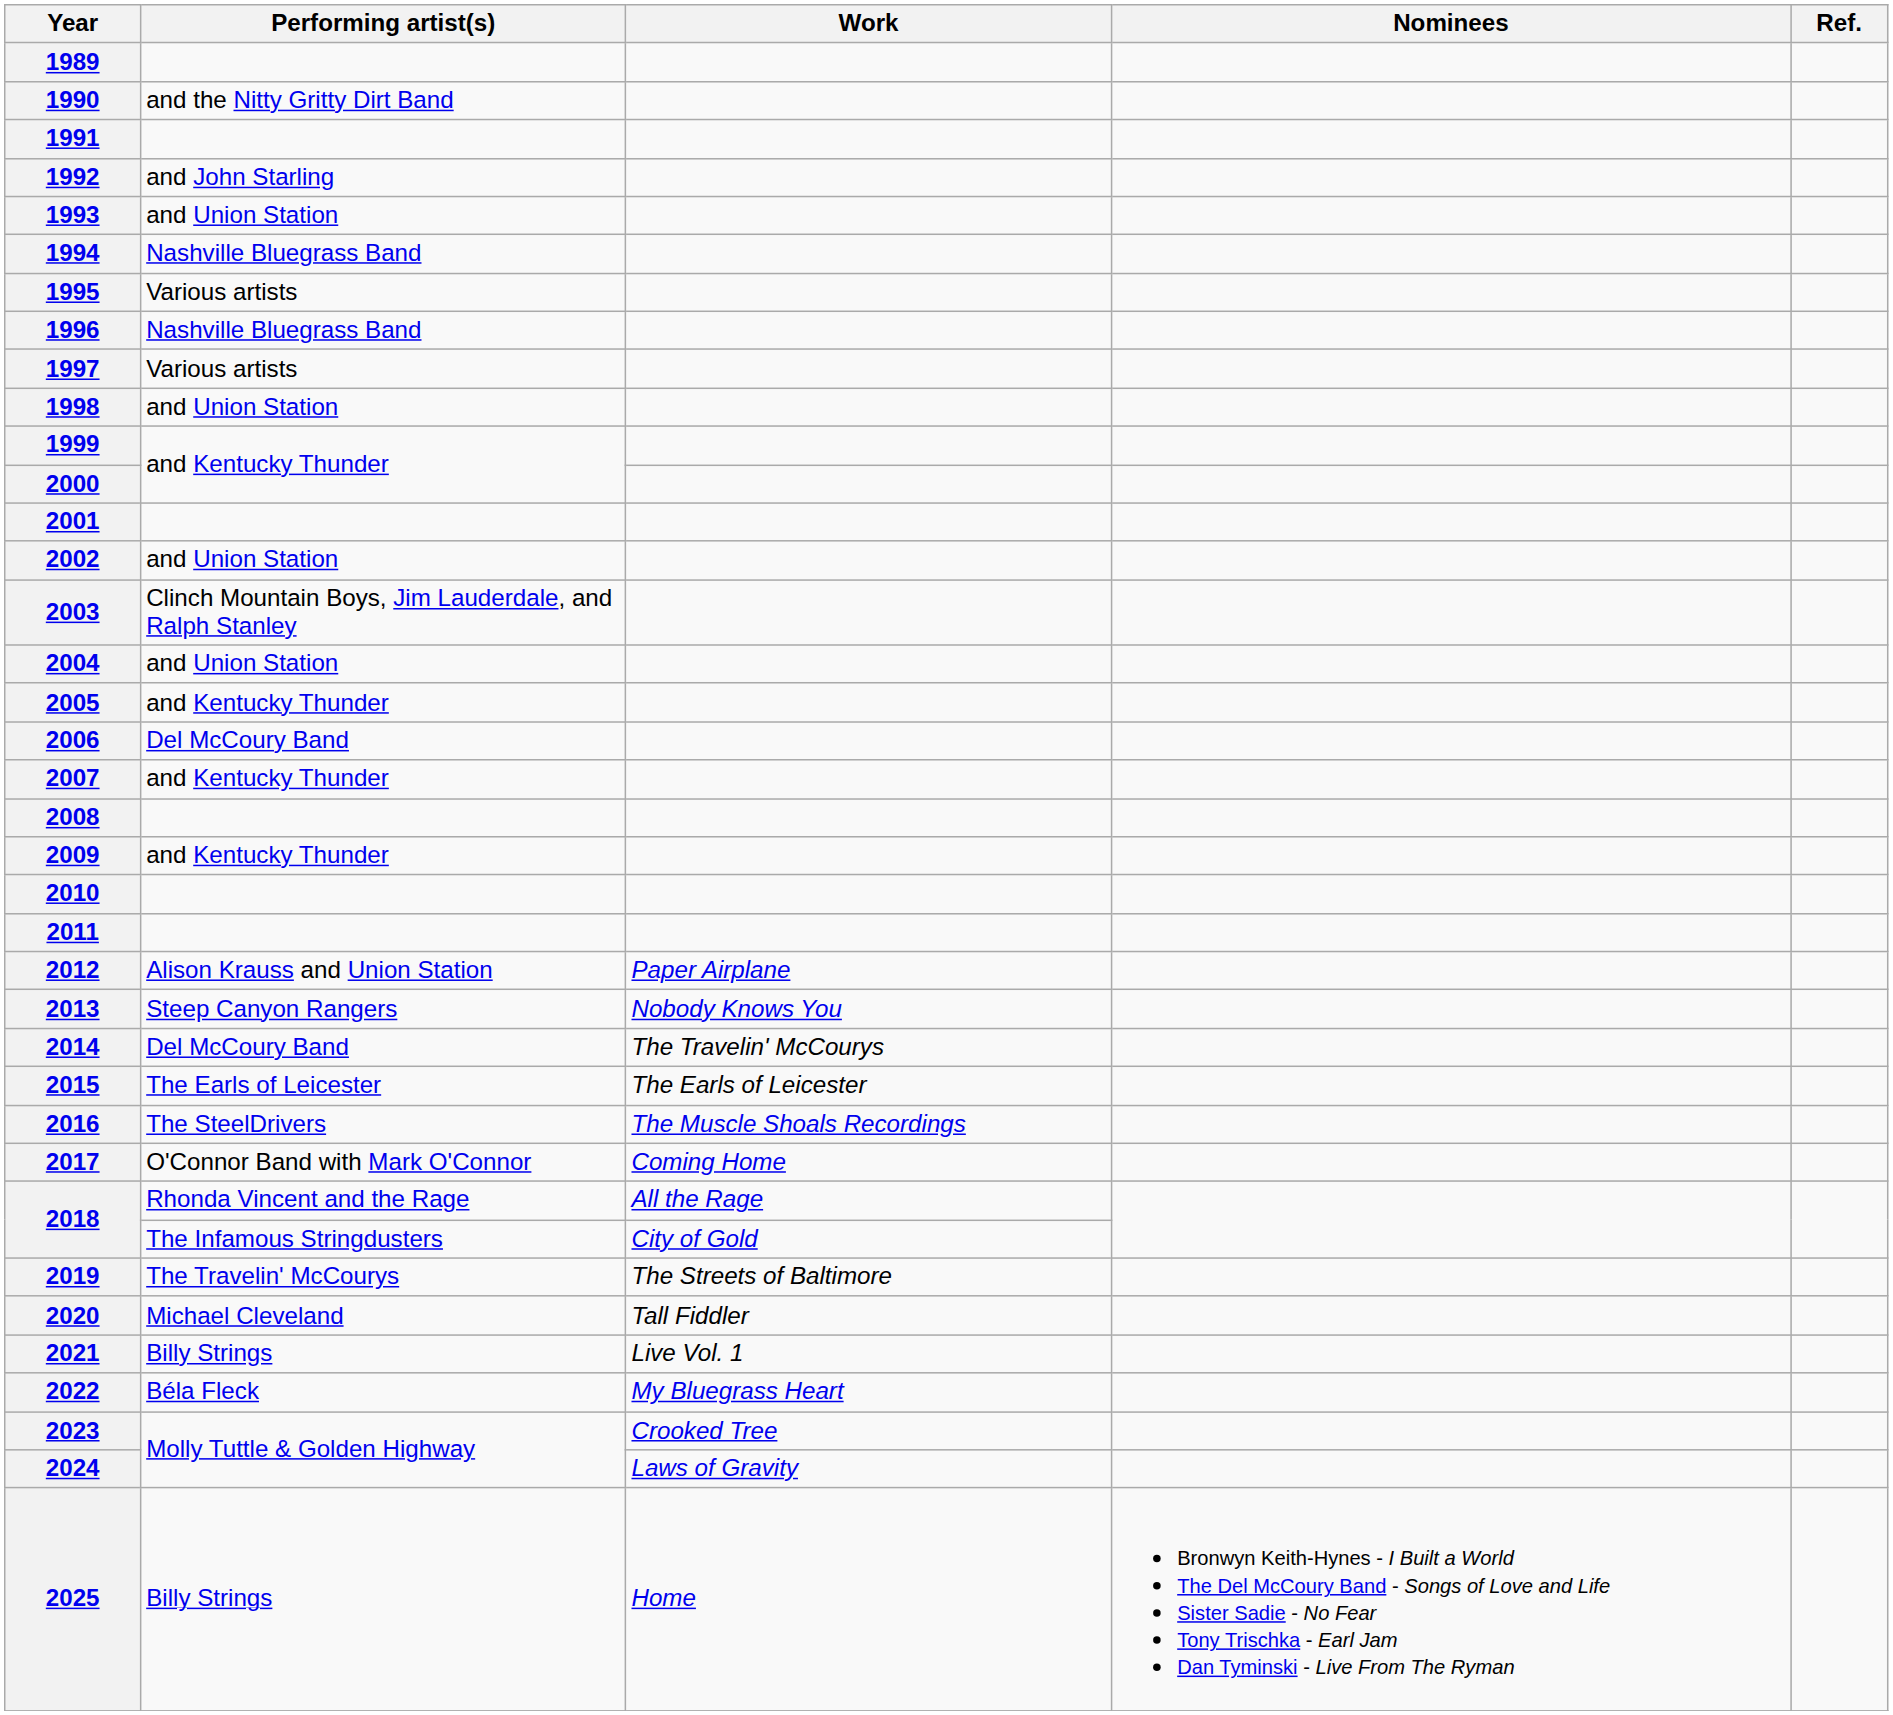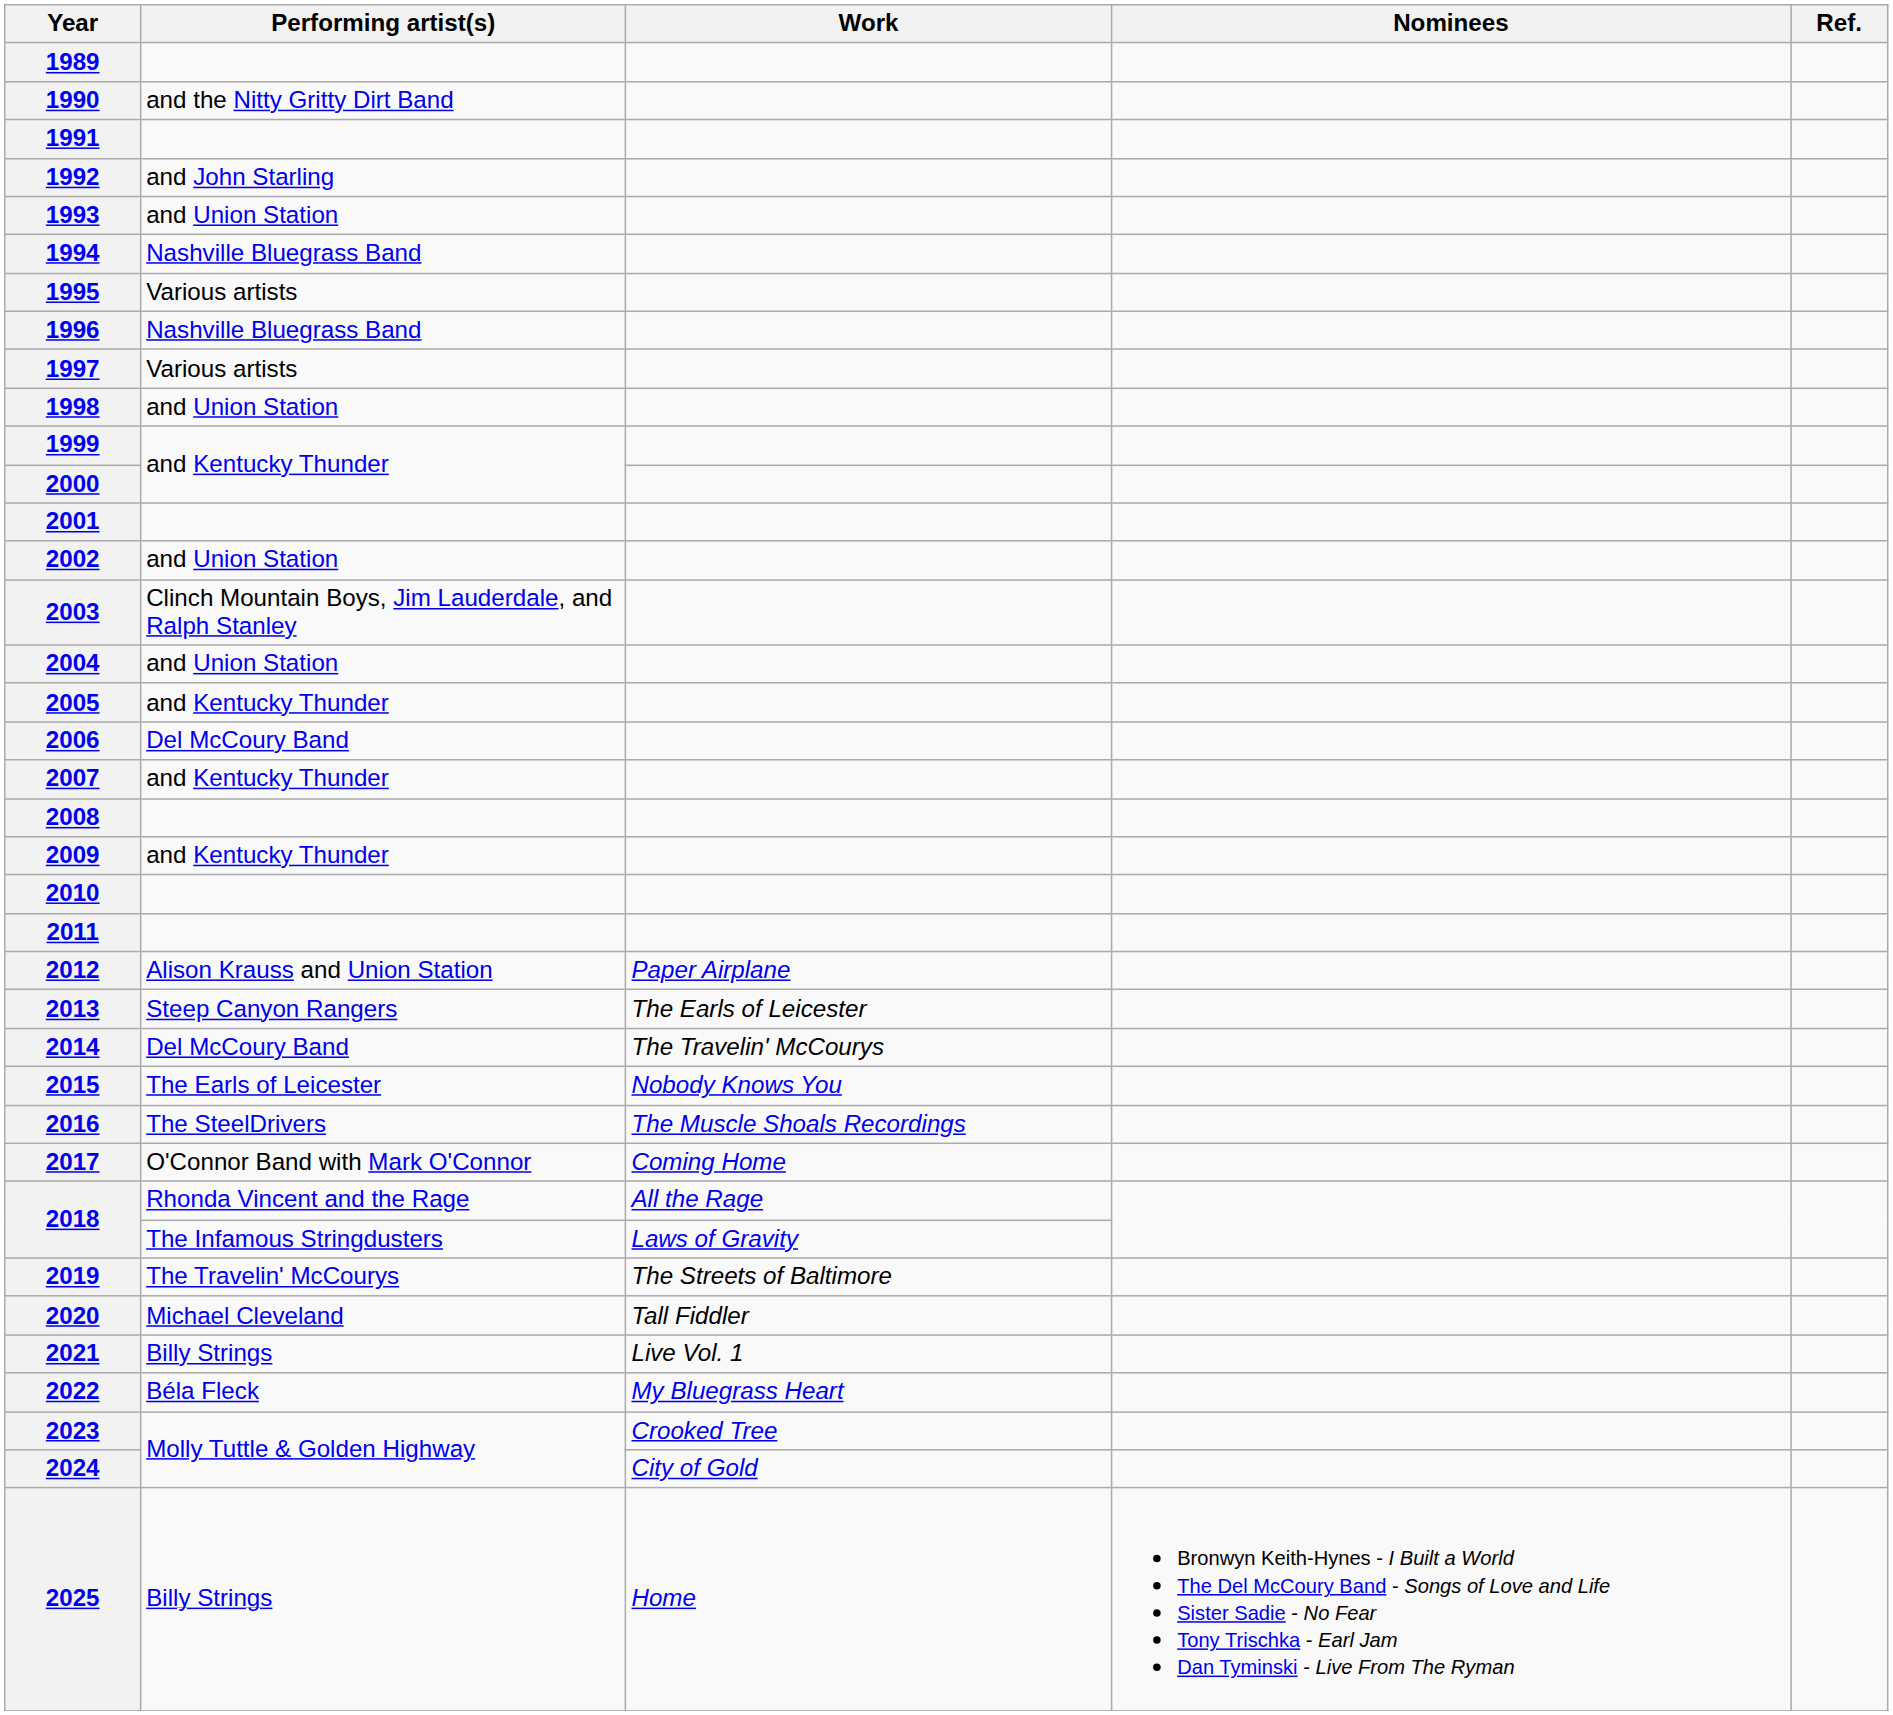(737, 1008) Nobody Knows You -> (749, 1008) The Earls of Leicester
(749, 1085) The Earls of Leicester -> (737, 1085) Nobody Knows You
(695, 1238) City of Gold -> (715, 1238) Laws of Gravity
(715, 1468) Laws of Gravity -> (695, 1468) City of Gold
